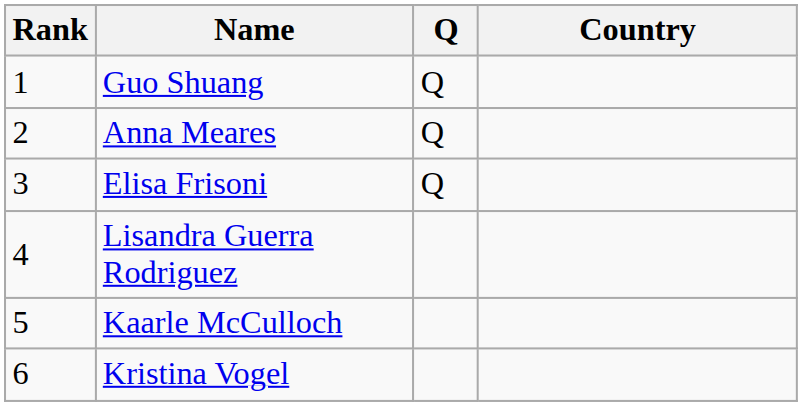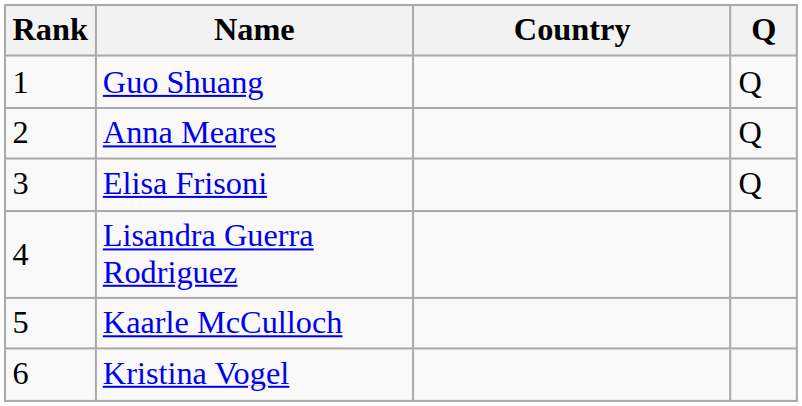columns swapped: (638, 30) <-> (446, 30)
